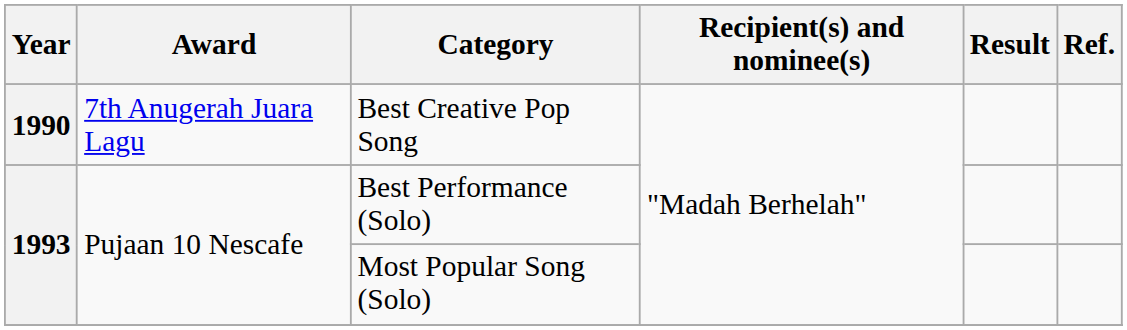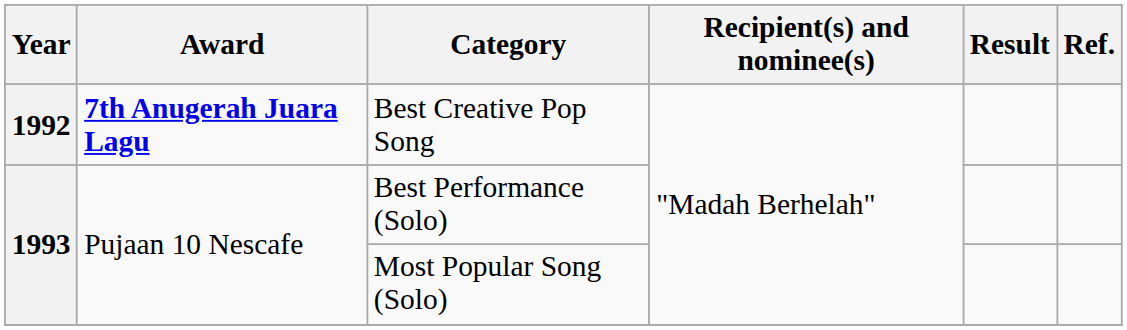(41, 124) 1990 -> (41, 124) 1992
(199, 124) normal -> (211, 124) bold
